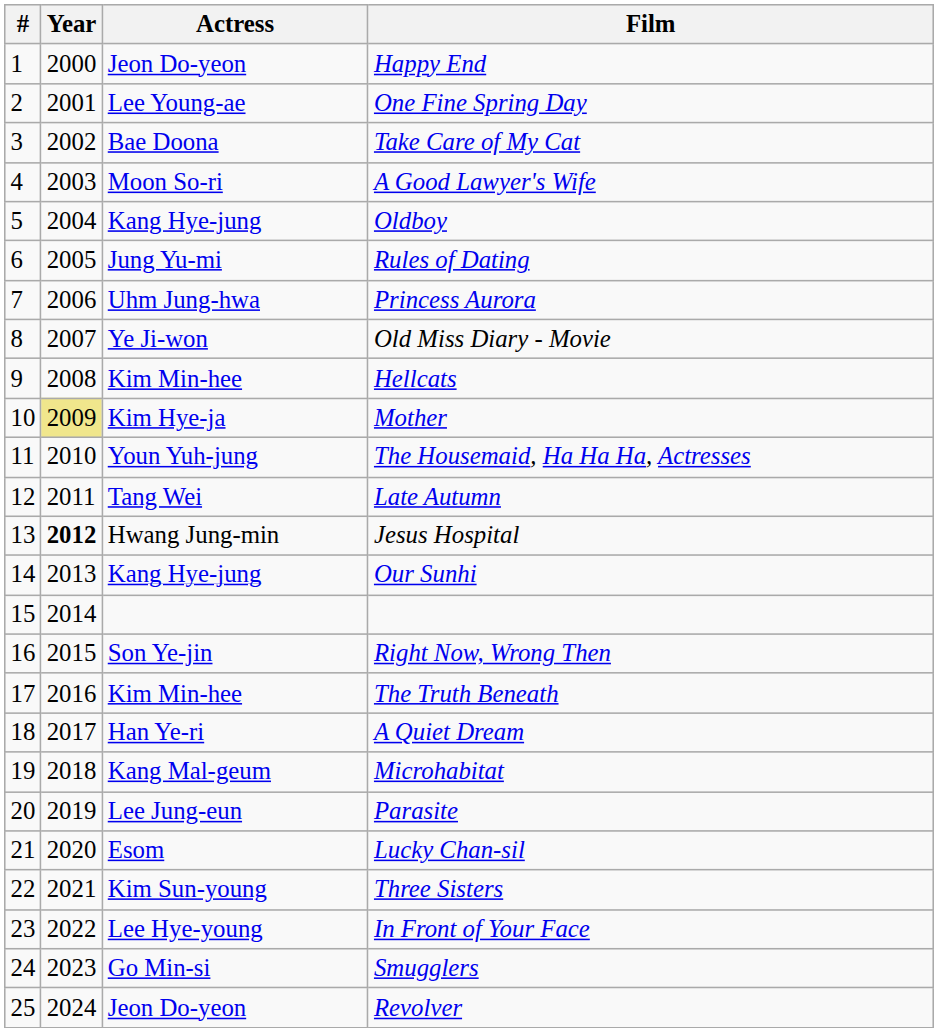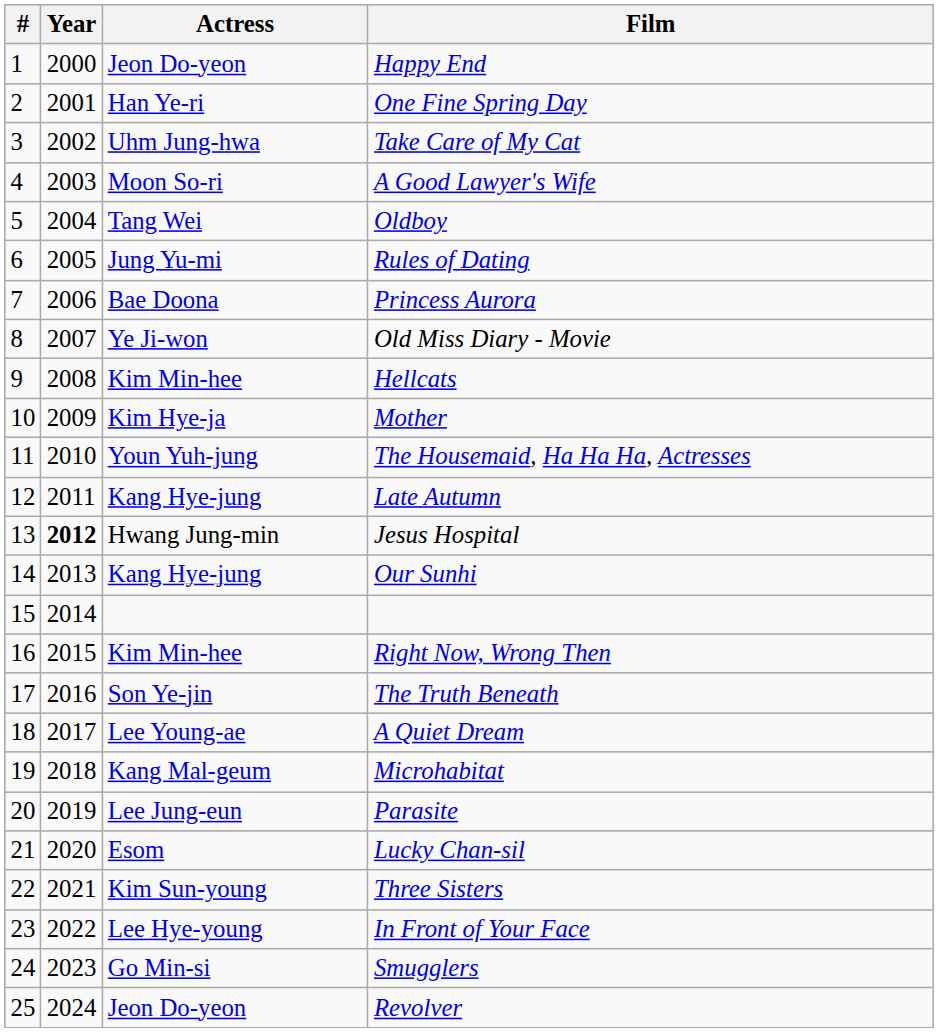(177, 102) Lee Young-ae -> (156, 102) Han Ye-ri
(163, 142) Bae Doona -> (184, 142) Uhm Jung-hwa
(185, 220) Kang Hye-jung -> (155, 220) Tang Wei
(184, 299) Uhm Jung-hwa -> (163, 299) Bae Doona
(72, 417) khaki background -> (72, 417) no background
(155, 496) Tang Wei -> (185, 496) Kang Hye-jung
(160, 653) Son Ye-jin -> (175, 653) Kim Min-hee
(175, 692) Kim Min-hee -> (160, 692) Son Ye-jin
(156, 732) Han Ye-ri -> (177, 732) Lee Young-ae
